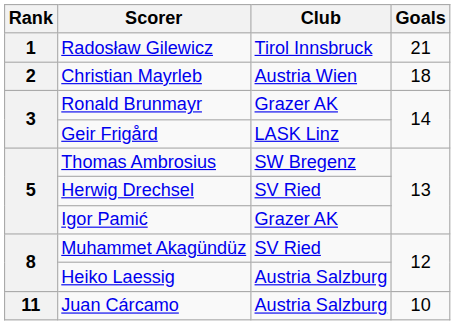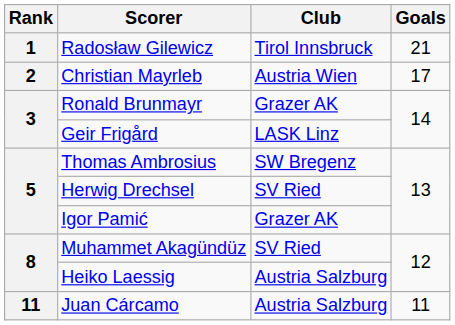(421, 76) 18 -> (421, 76) 17
(421, 305) 10 -> (421, 305) 11
